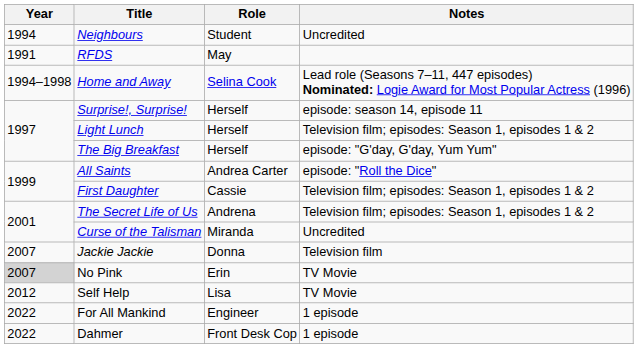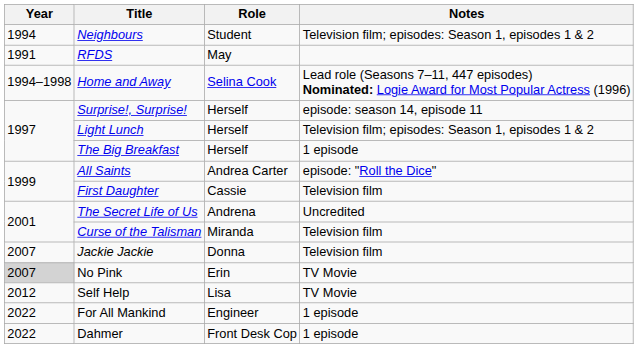(334, 34) Uncredited -> (448, 34) Television film; episodes: Season 1, episodes 1 & 2
(400, 150) episode: "G'day, G'day, Yum Yum" -> (331, 150) 1 episode
(448, 191) Television film; episodes: Season 1, episodes 1 & 2 -> (343, 191) Television film
(448, 211) Television film; episodes: Season 1, episodes 1 & 2 -> (334, 211) Uncredited
(334, 232) Uncredited -> (343, 232) Television film
